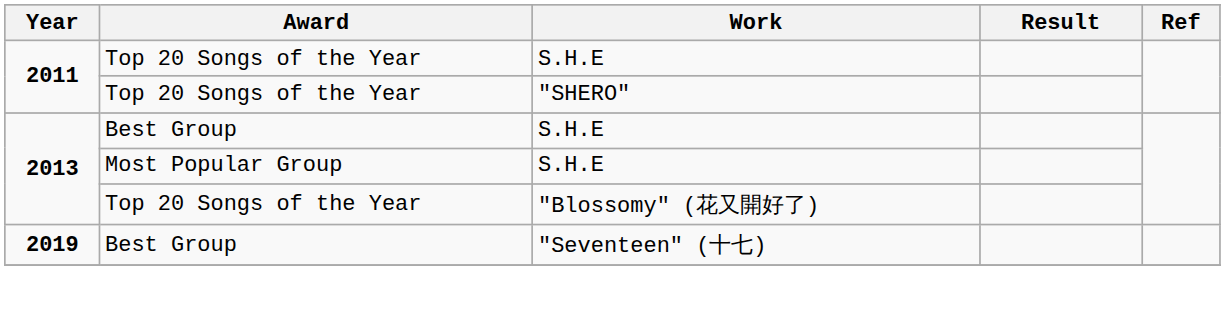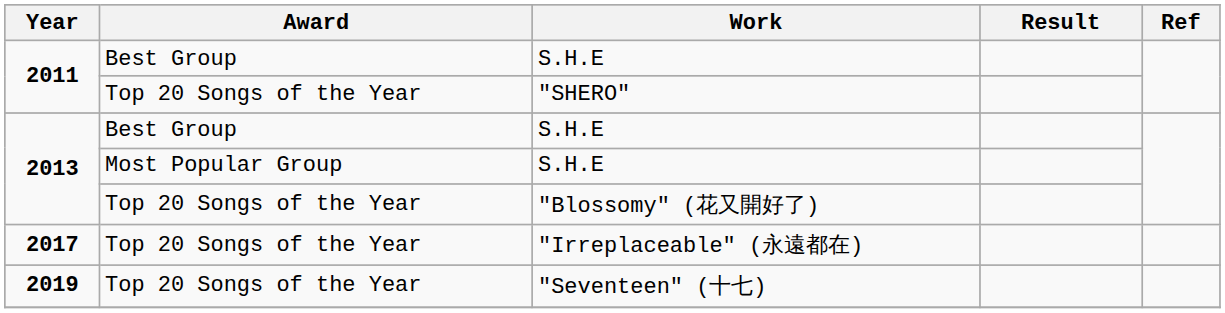(263, 59) Top 20 Songs of the Year -> (171, 59) Best Group
+ row: (52, 245)
(171, 245) Best Group -> (263, 286) Top 20 Songs of the Year
